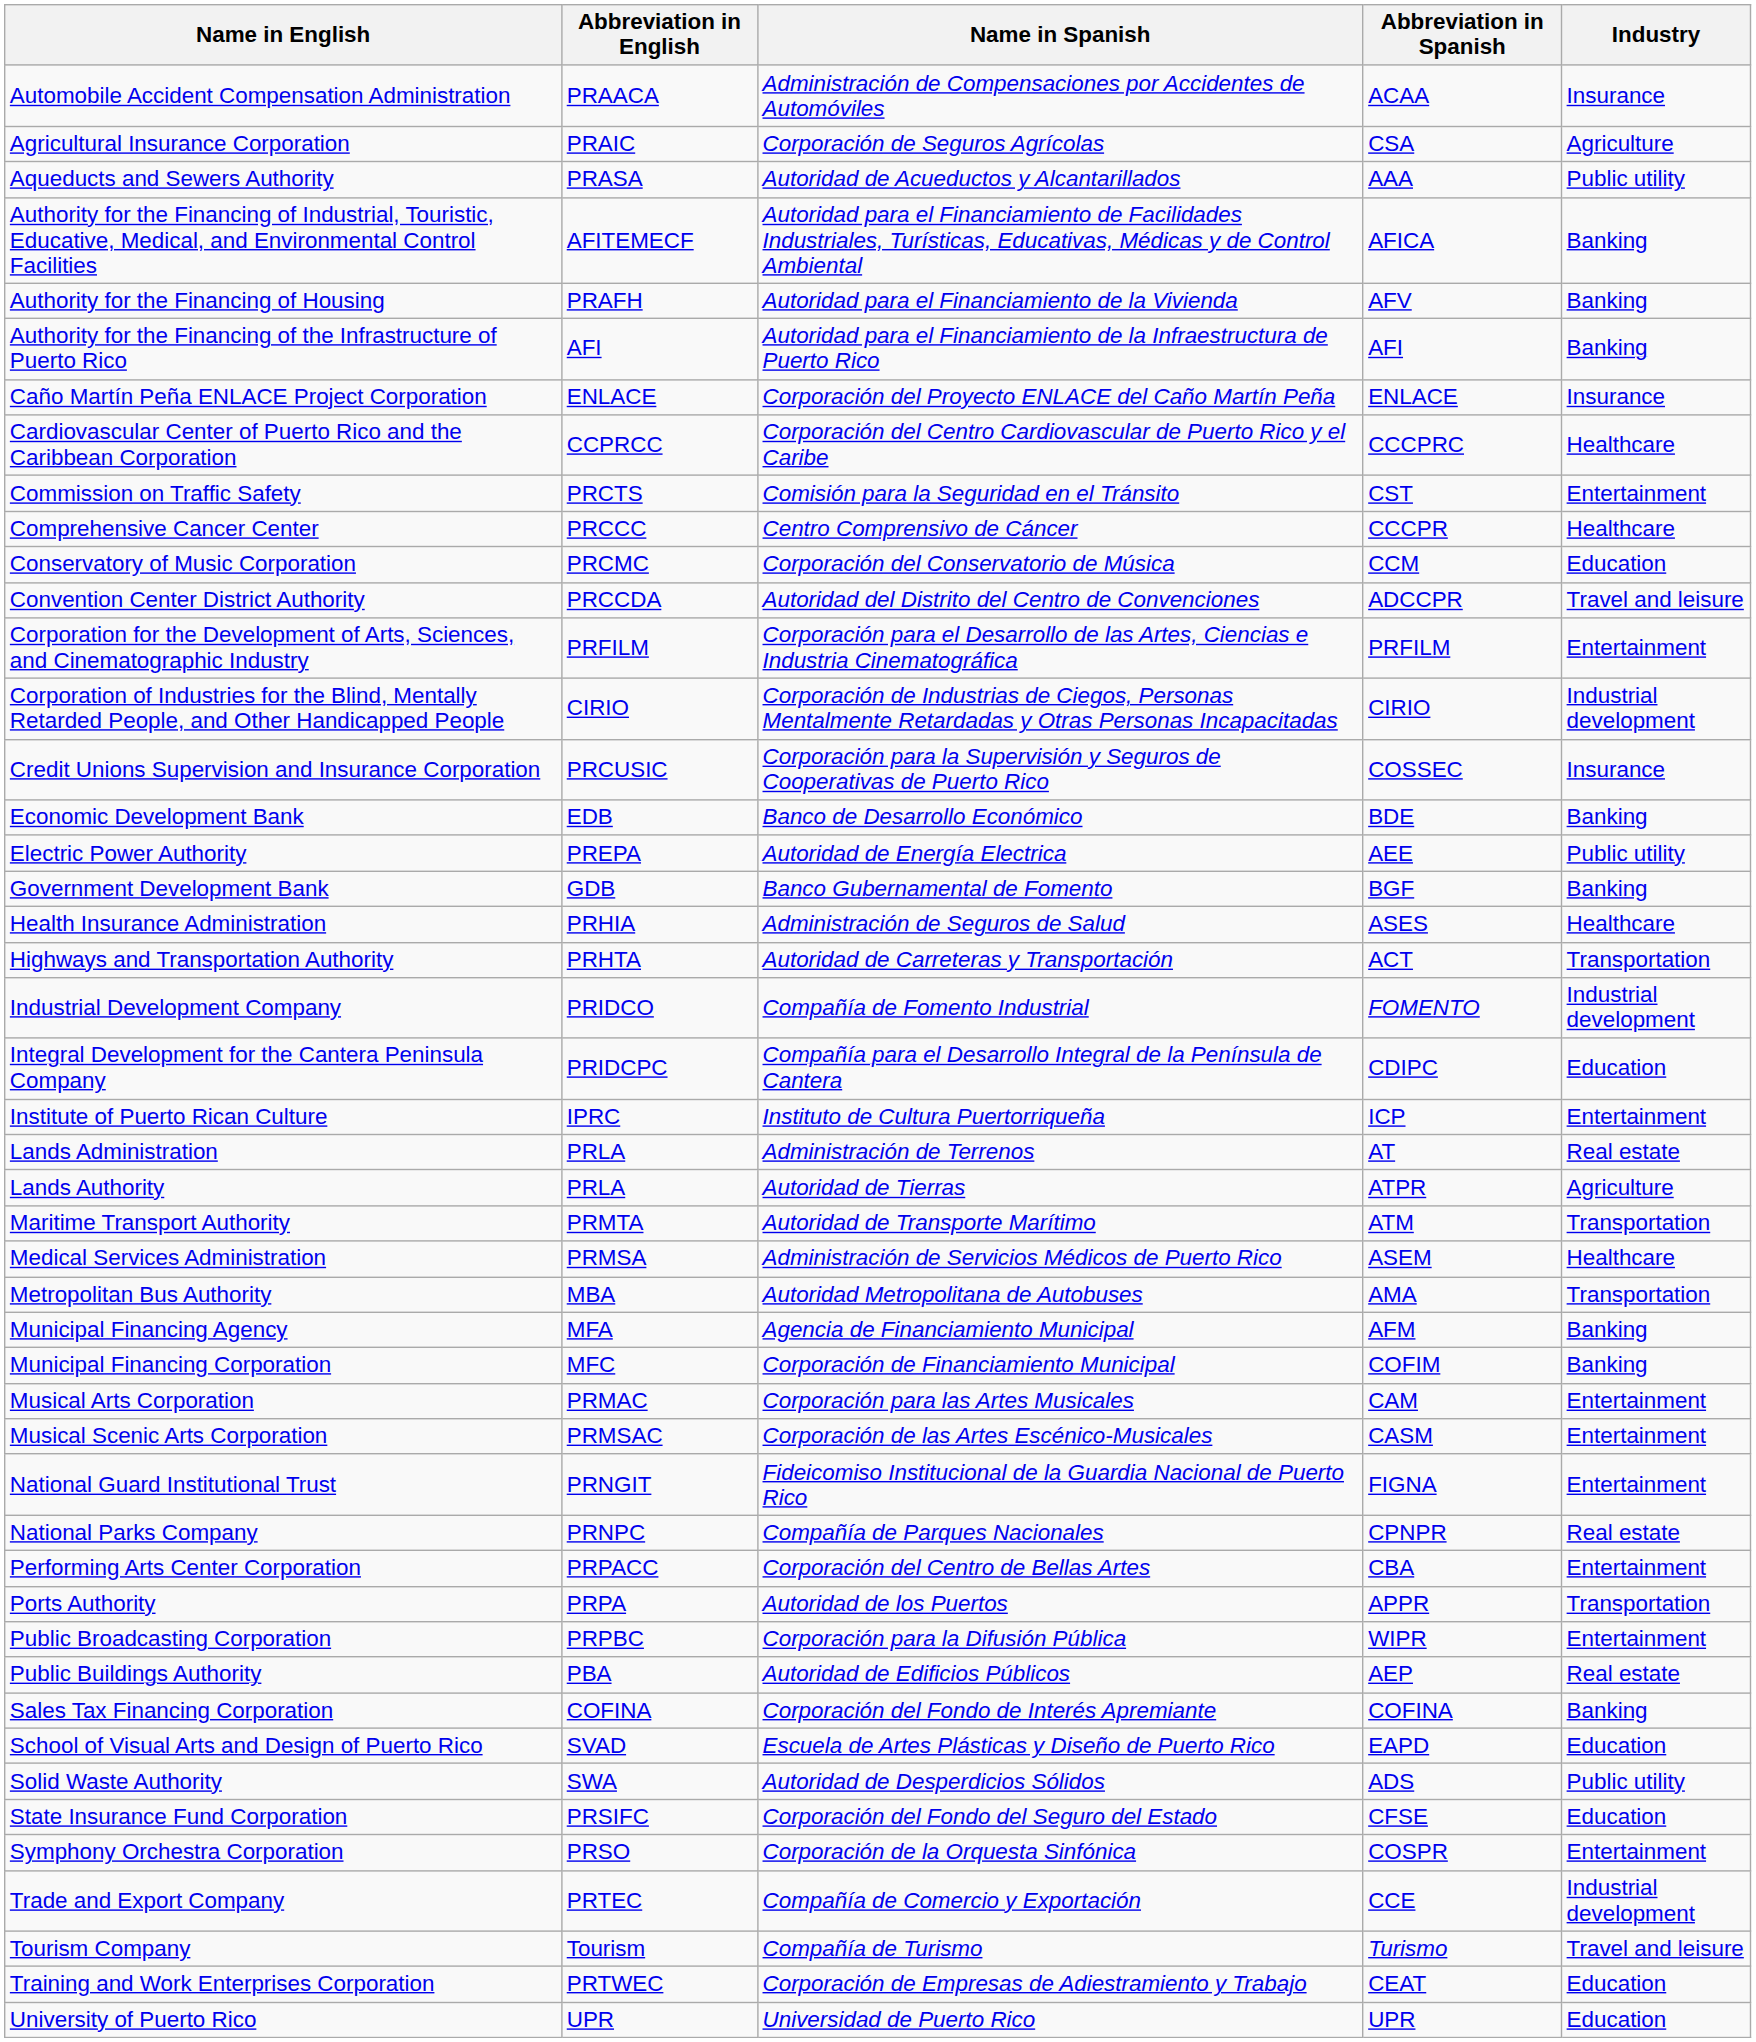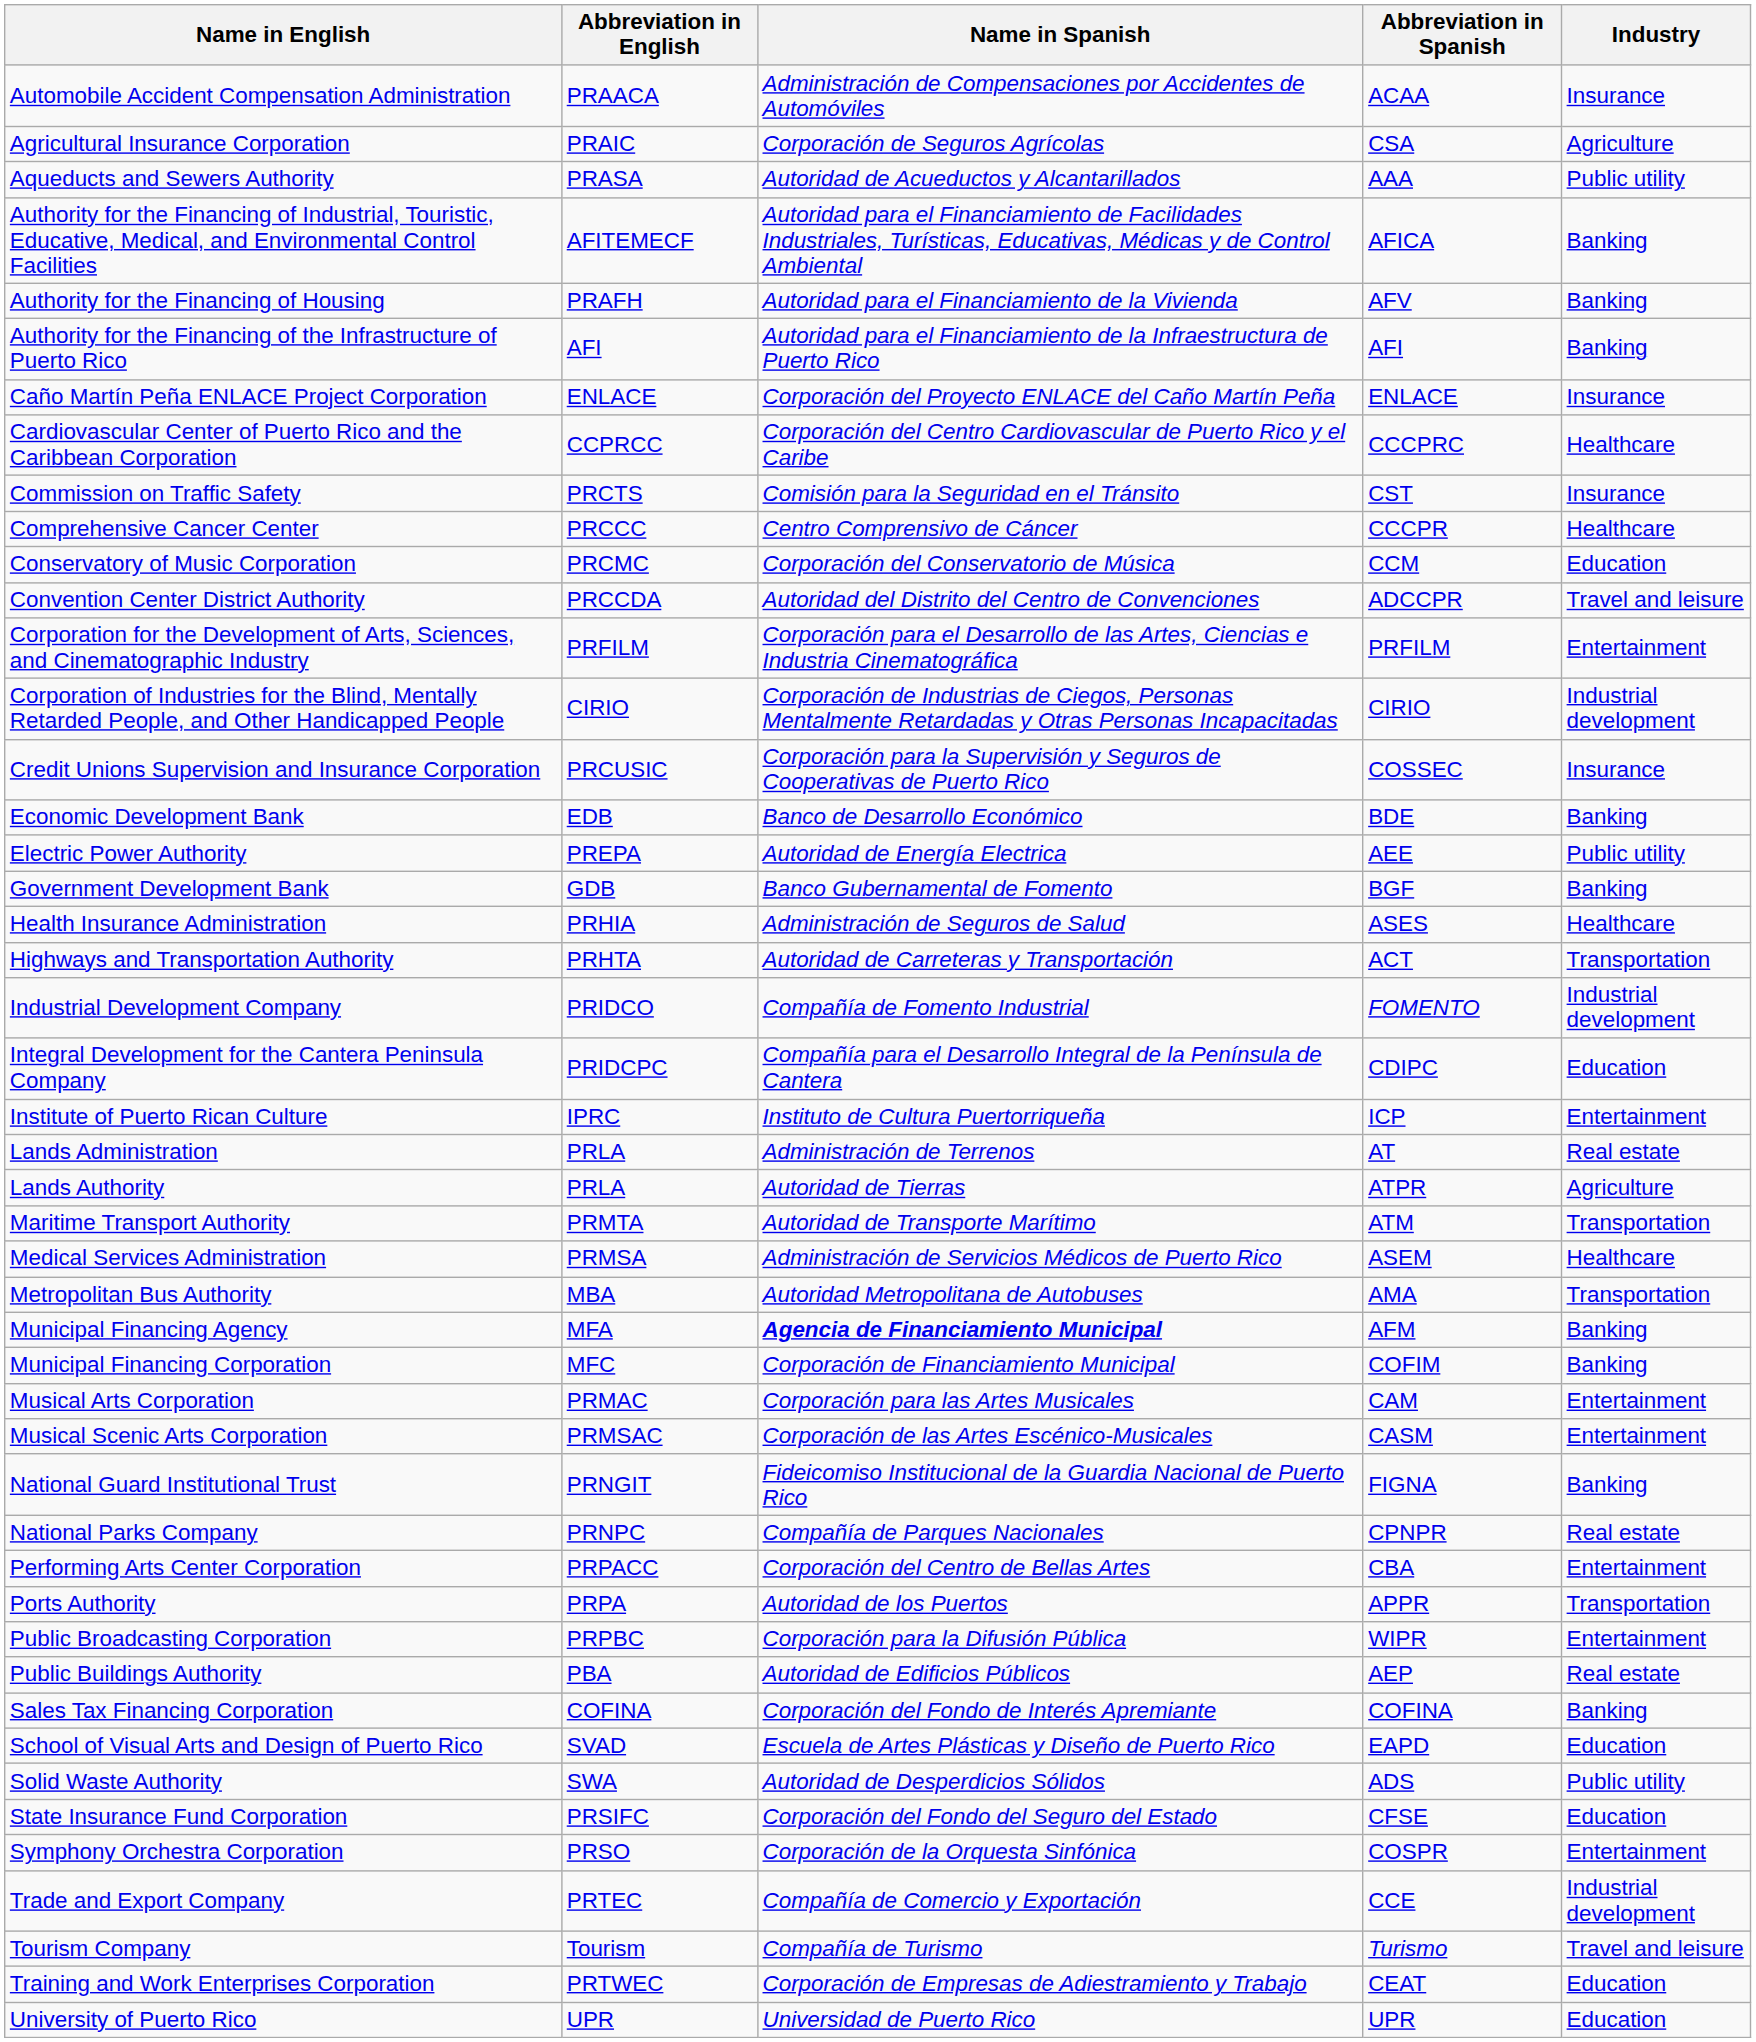(1636, 493) Entertainment -> (1616, 493) Insurance
(948, 1329) normal -> (962, 1329) bold
(1636, 1484) Entertainment -> (1607, 1484) Banking
